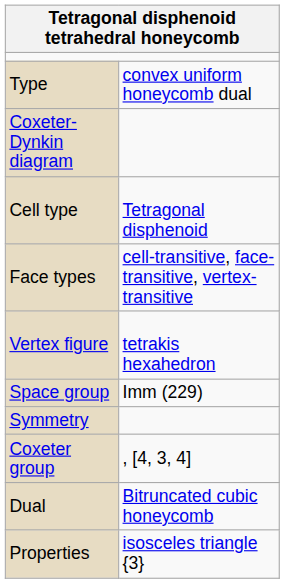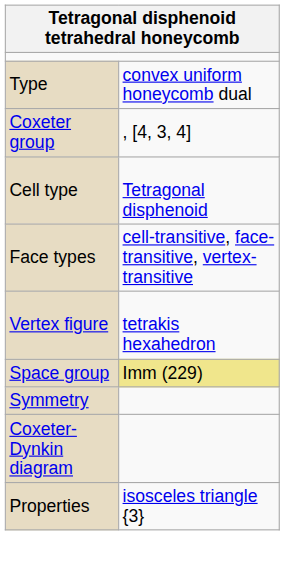rows swapped: (43, 142) <-> (40, 458)
(163, 392) no background -> (163, 372) khaki background
- row: (28, 506)
